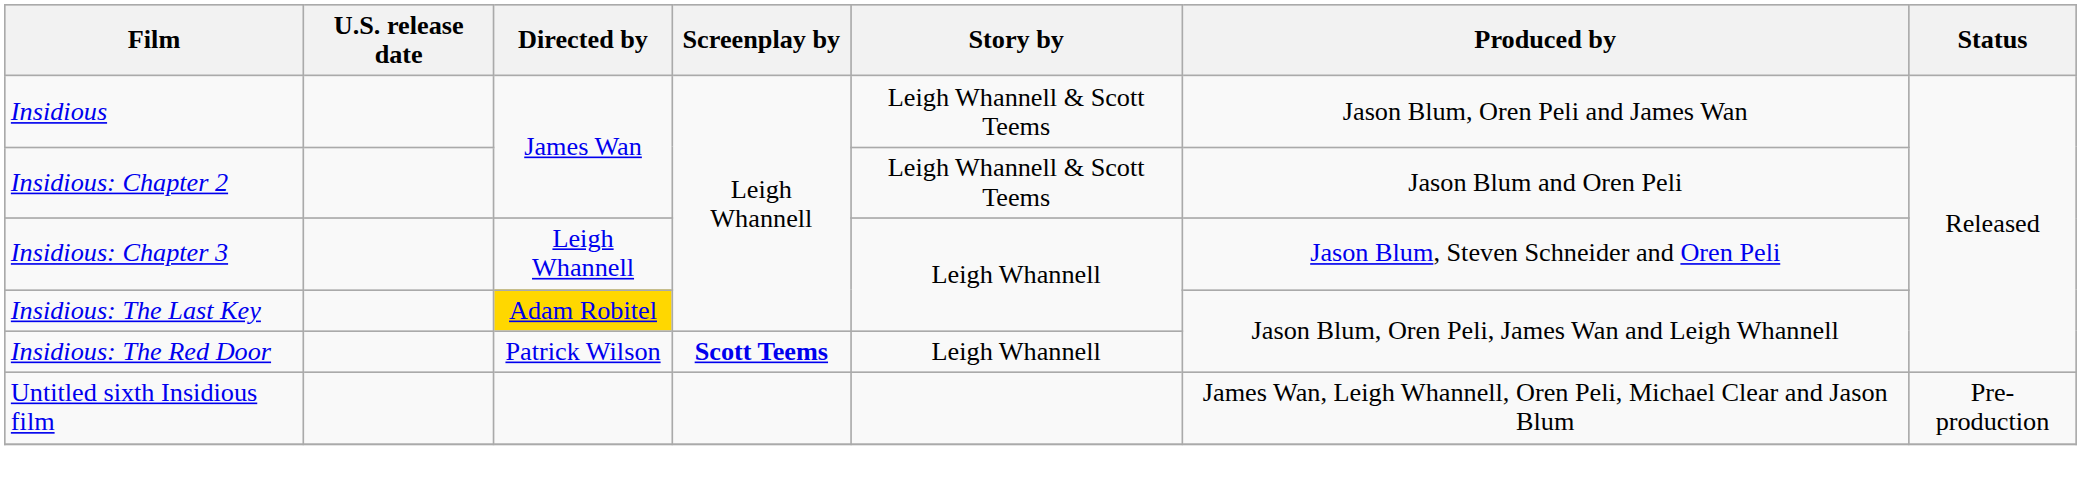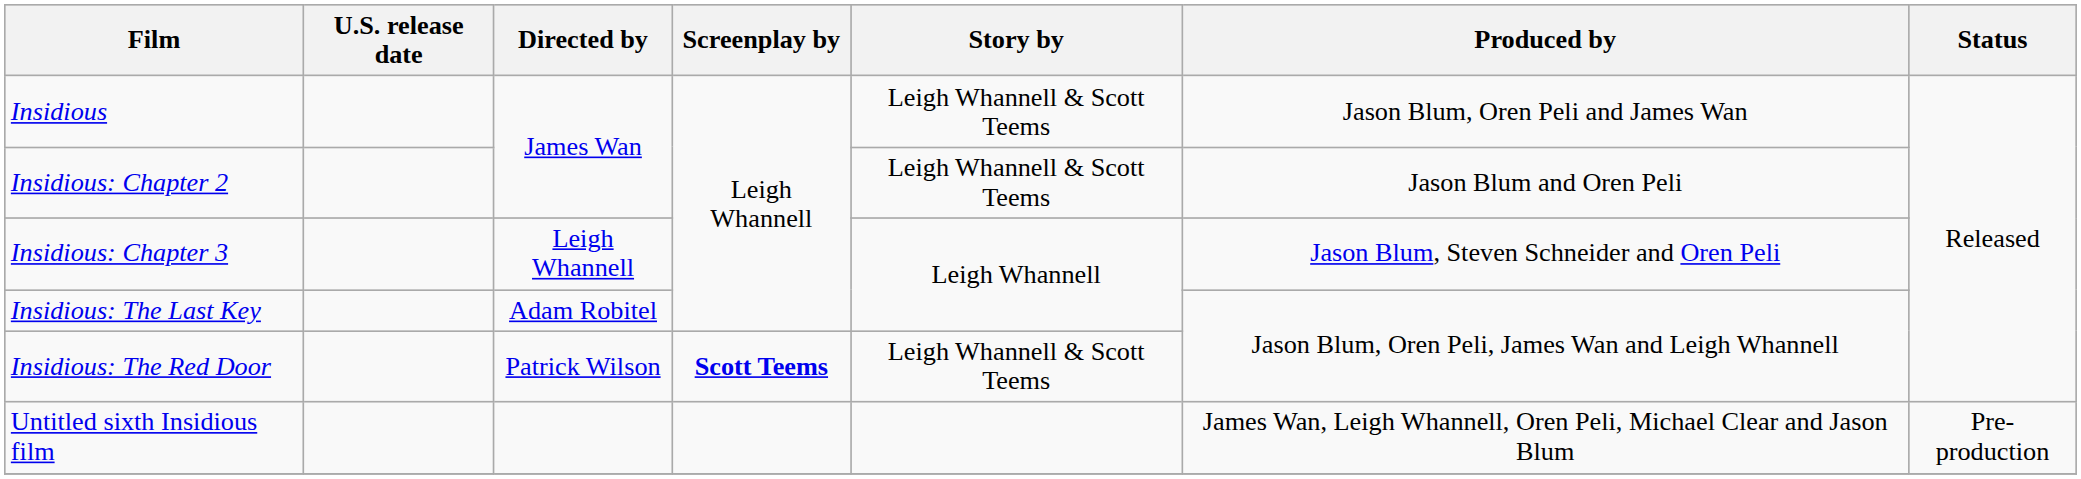(583, 309) gold background -> (583, 309) no background
(1016, 351) Leigh Whannell -> (1016, 366) Leigh Whannell & Scott Teems
